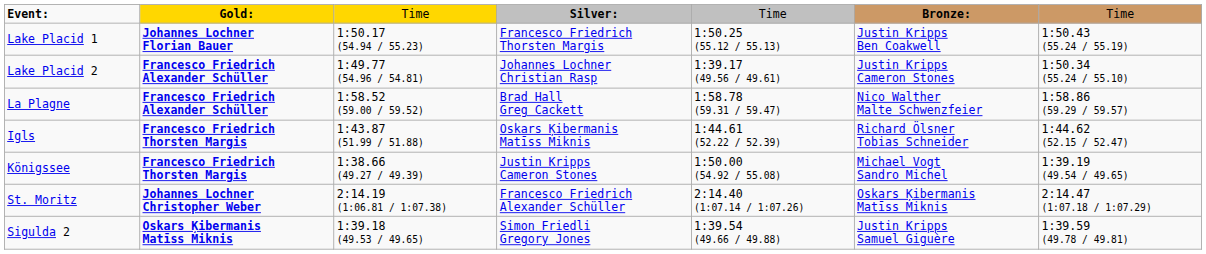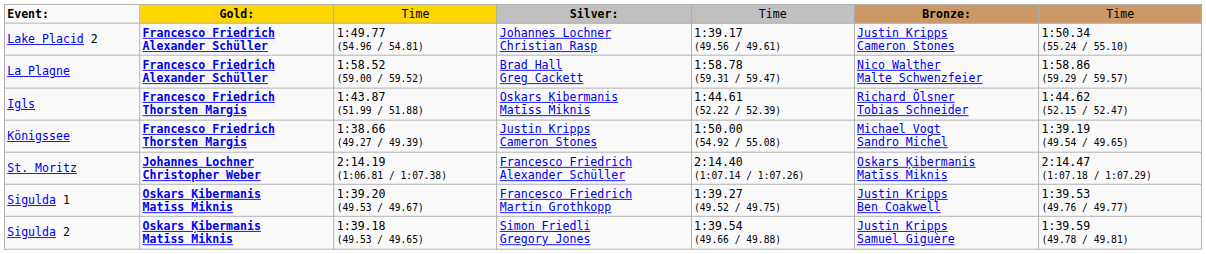- row: (52, 39)
+ row: (39, 200)
